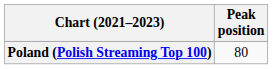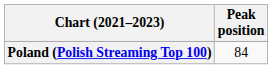(241, 52) 80 -> (241, 52) 84
